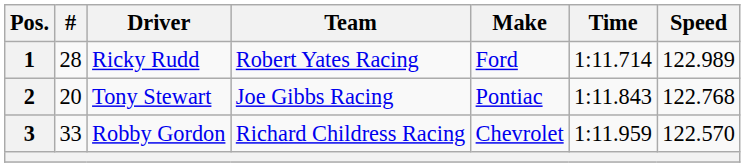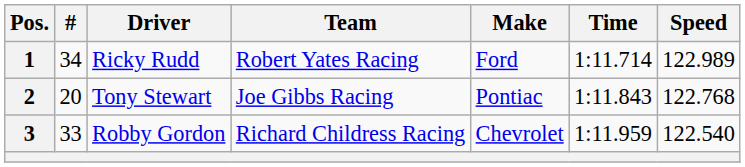(71, 59) 28 -> (71, 59) 34
(699, 133) 122.570 -> (699, 133) 122.540
